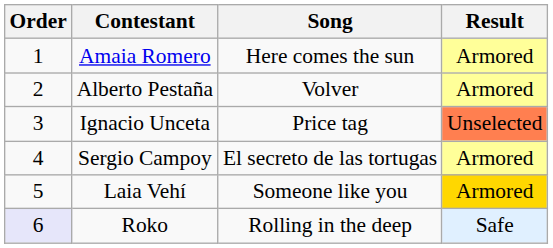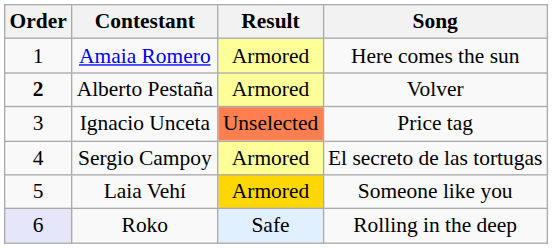columns swapped: (330, 21) <-> (495, 21)
(38, 89) normal -> (38, 89) bold
